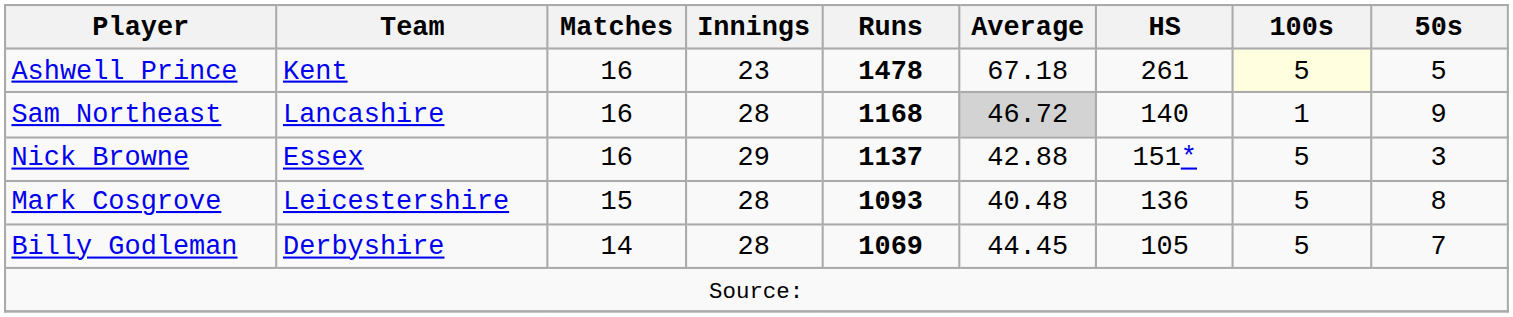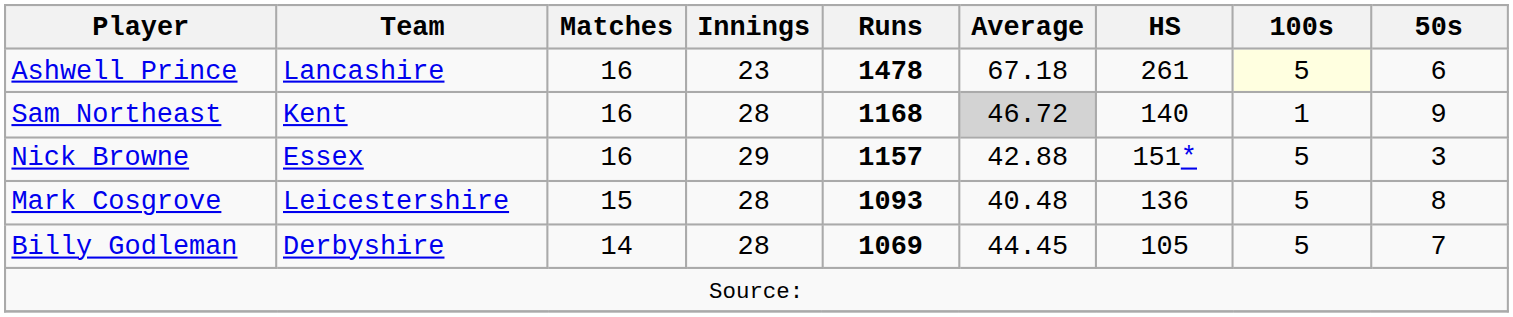(315, 71) Kent -> (364, 71) Lancashire
(1439, 71) 5 -> (1439, 71) 6
(364, 115) Lancashire -> (315, 115) Kent
(891, 159) 1137 -> (891, 159) 1157
